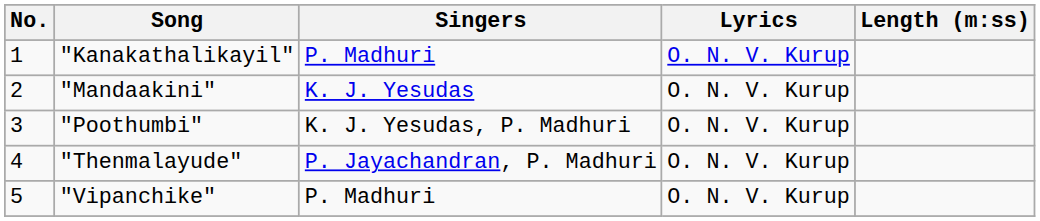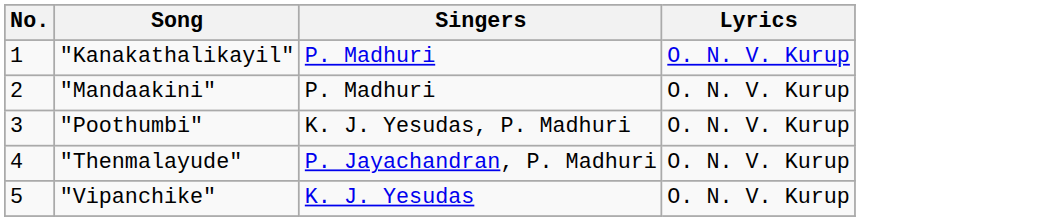- column: (945, 23)
(390, 93) K. J. Yesudas -> (370, 93) P. Madhuri
(370, 198) P. Madhuri -> (390, 198) K. J. Yesudas
